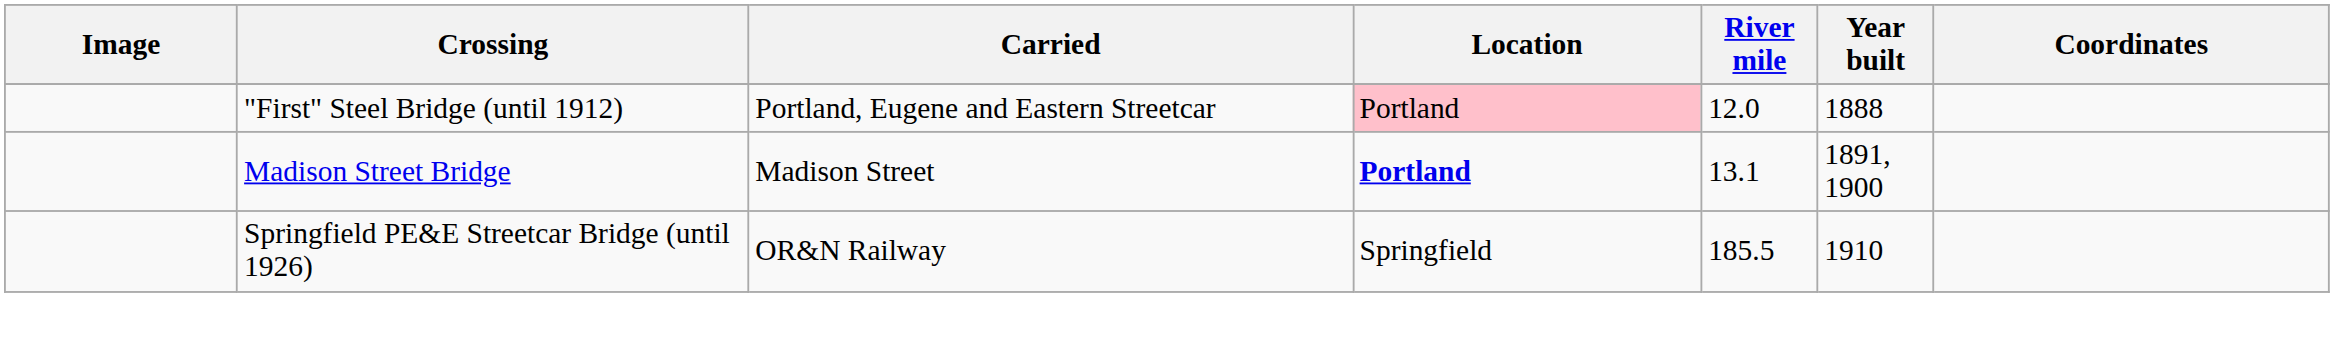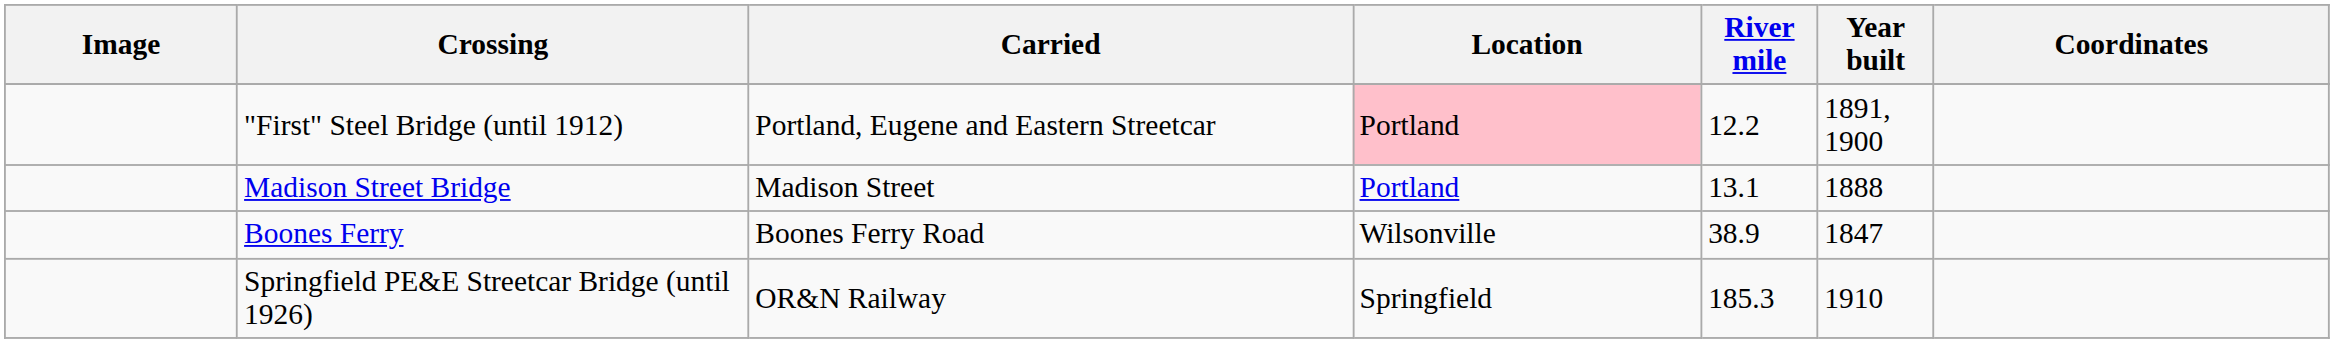(1734, 107) 12.0 -> (1734, 124) 12.2
(1854, 107) 1888 -> (1857, 124) 1891, 1900
(1415, 170) bold -> (1409, 187) normal
(1857, 170) 1891, 1900 -> (1854, 187) 1888
+ row: (324, 234)
(1741, 250) 185.5 -> (1741, 297) 185.3
